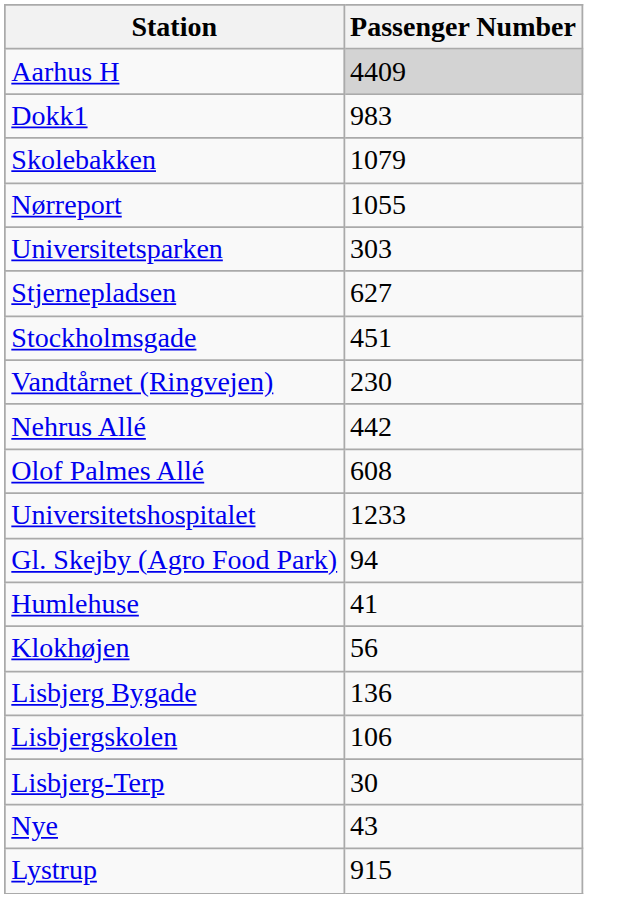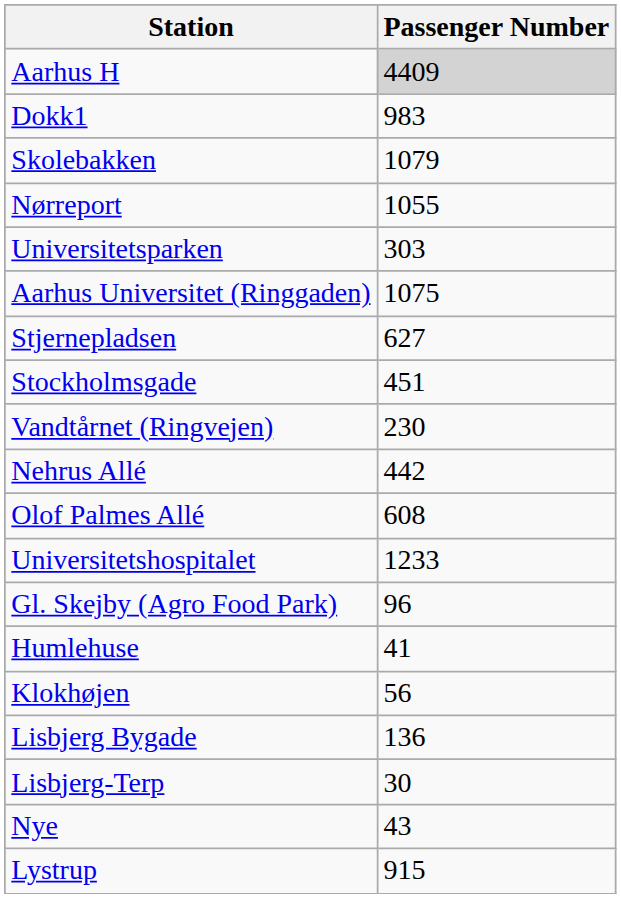+ row: (191, 293)
(364, 559) 94 -> (397, 603) 96
- row: (94, 737)
